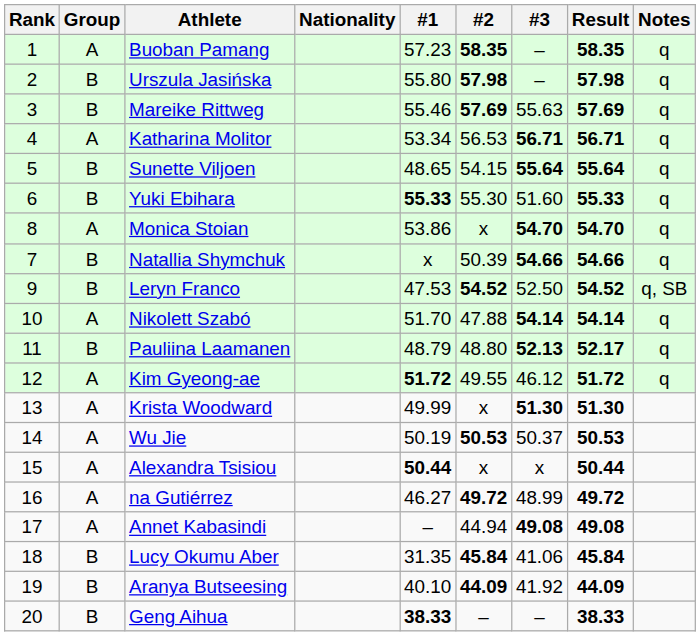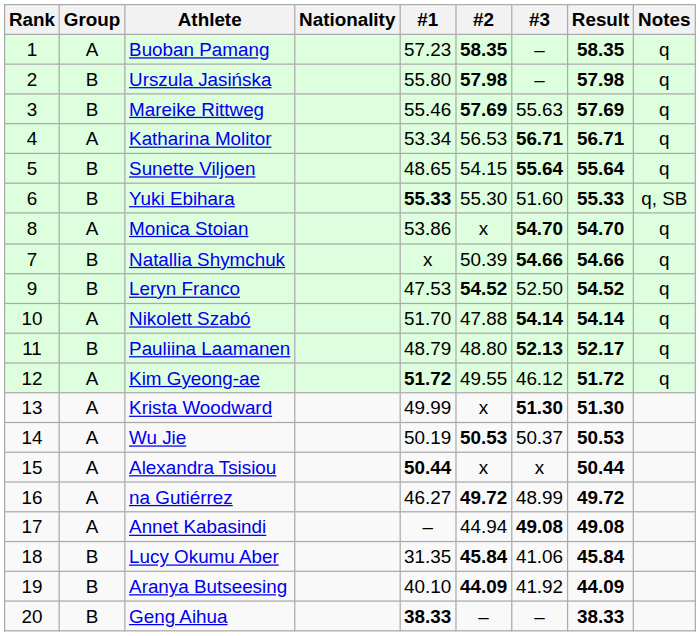(664, 199) q -> (664, 199) q, SB
(664, 288) q, SB -> (664, 288) q
